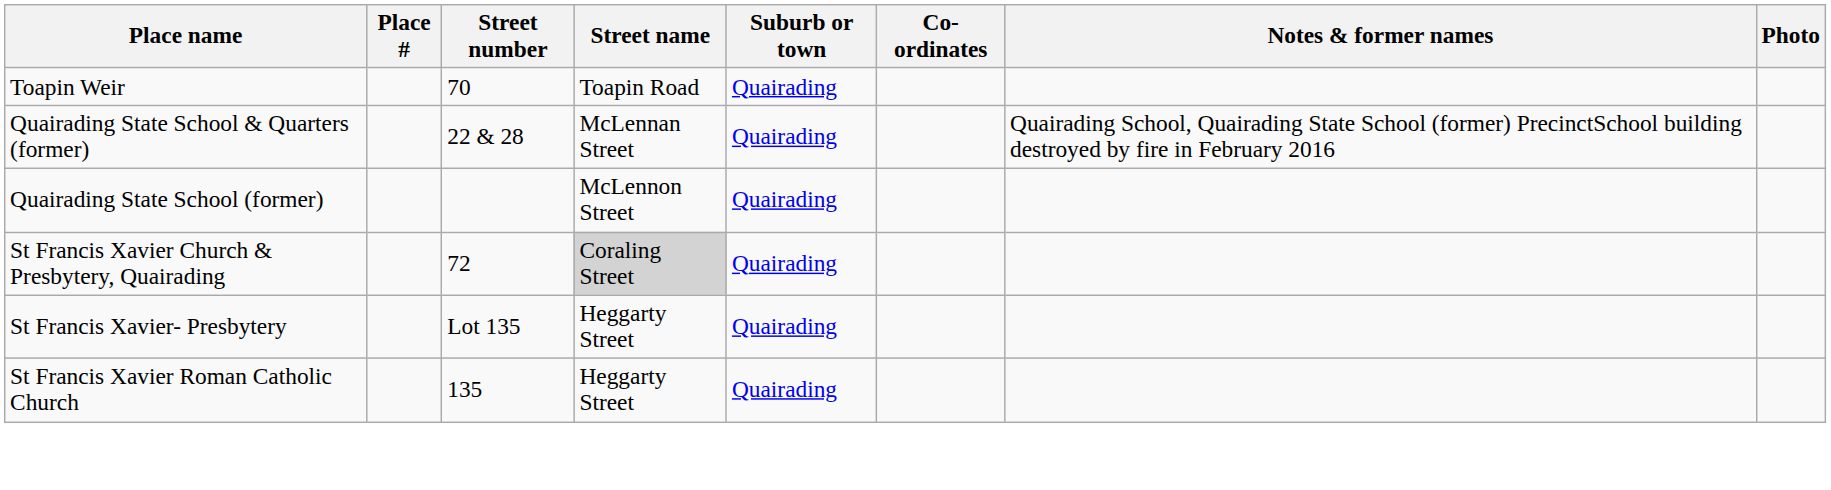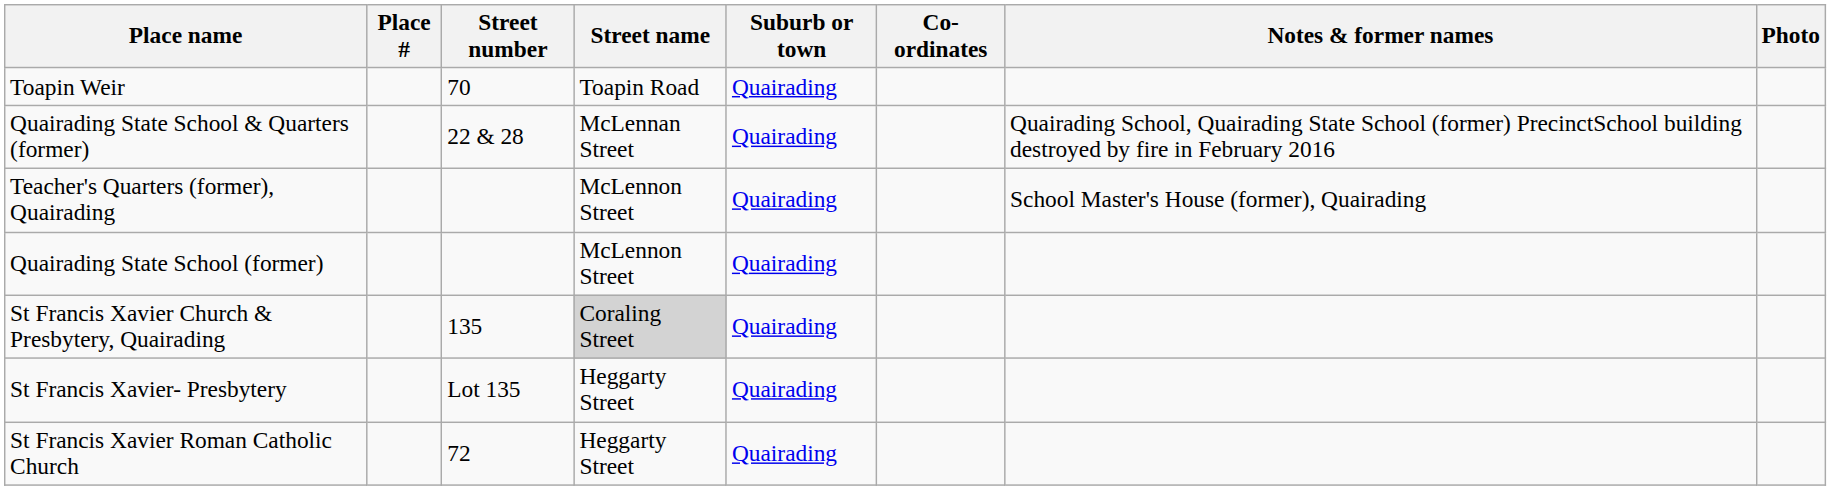+ row: (142, 199)
(459, 263) 72 -> (465, 326) 135
(465, 389) 135 -> (459, 453) 72
